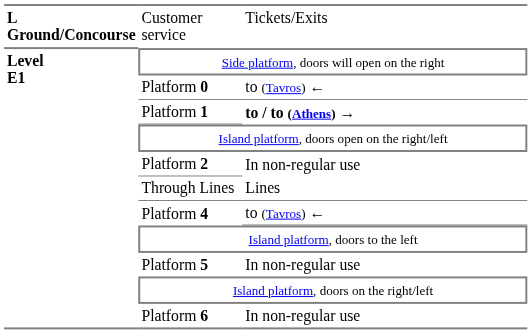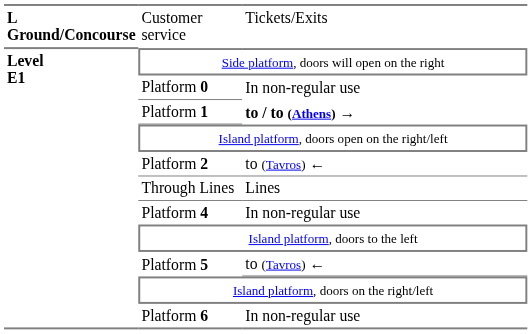(285, 87) to (Tavros) ← -> (303, 87) In non-regular use
(303, 164) In non-regular use -> (285, 163) to (Tavros) ←
(285, 212) to (Tavros) ← -> (303, 212) In non-regular use
(303, 264) In non-regular use -> (285, 263) to (Tavros) ←
